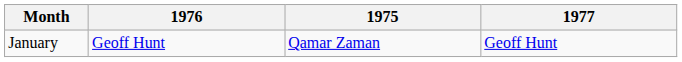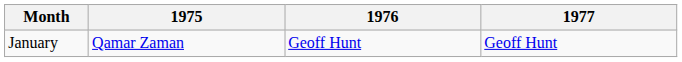columns swapped: (383, 17) <-> (186, 17)
